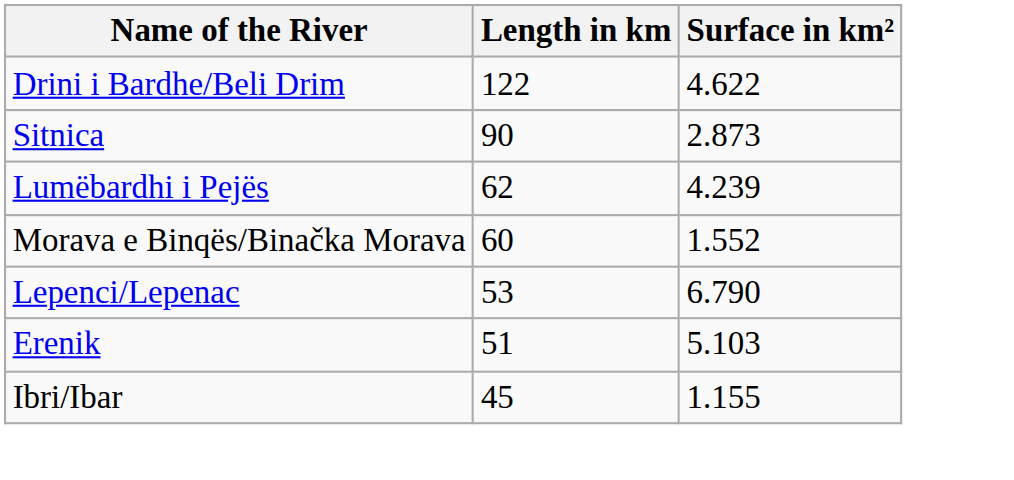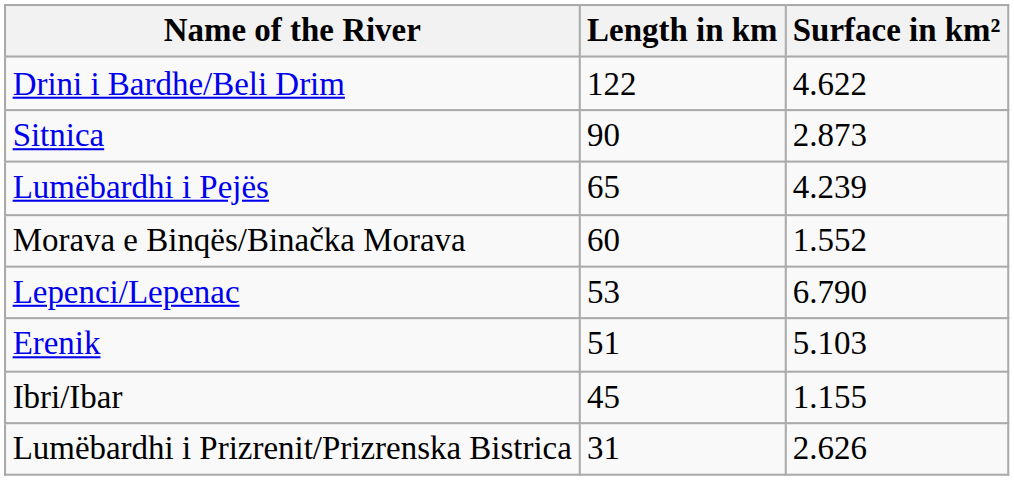(497, 187) 62 -> (604, 187) 65
+ row: (292, 448)
